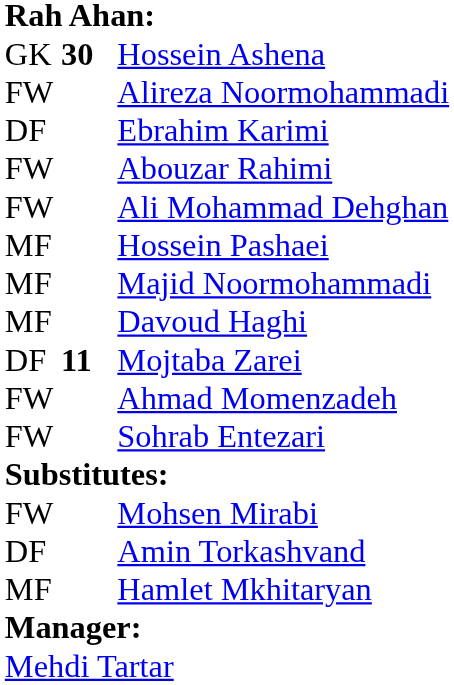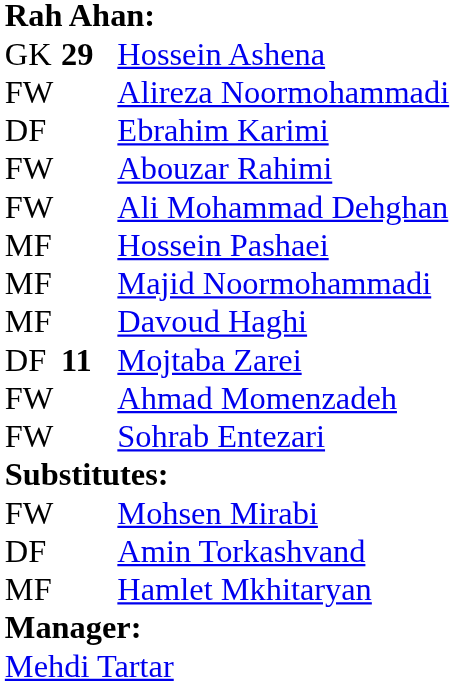(77, 53) 30 -> (77, 53) 29
